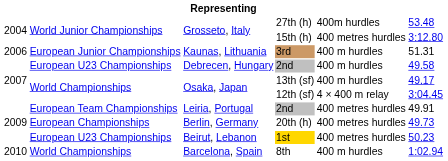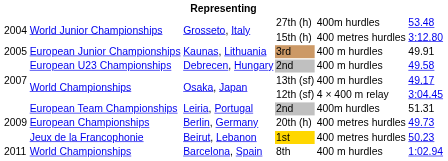(16, 51) 2006 -> (16, 51) 2005
(421, 51) 51.31 -> (421, 51) 49.91
(361, 109) 400 metres hurdles -> (348, 109) 400m hurdles
(421, 109) 49.91 -> (421, 109) 51.31
(101, 137) European U23 Championships -> (87, 137) Jeux de la Francophonie
(16, 151) 2010 -> (15, 151) 2011
